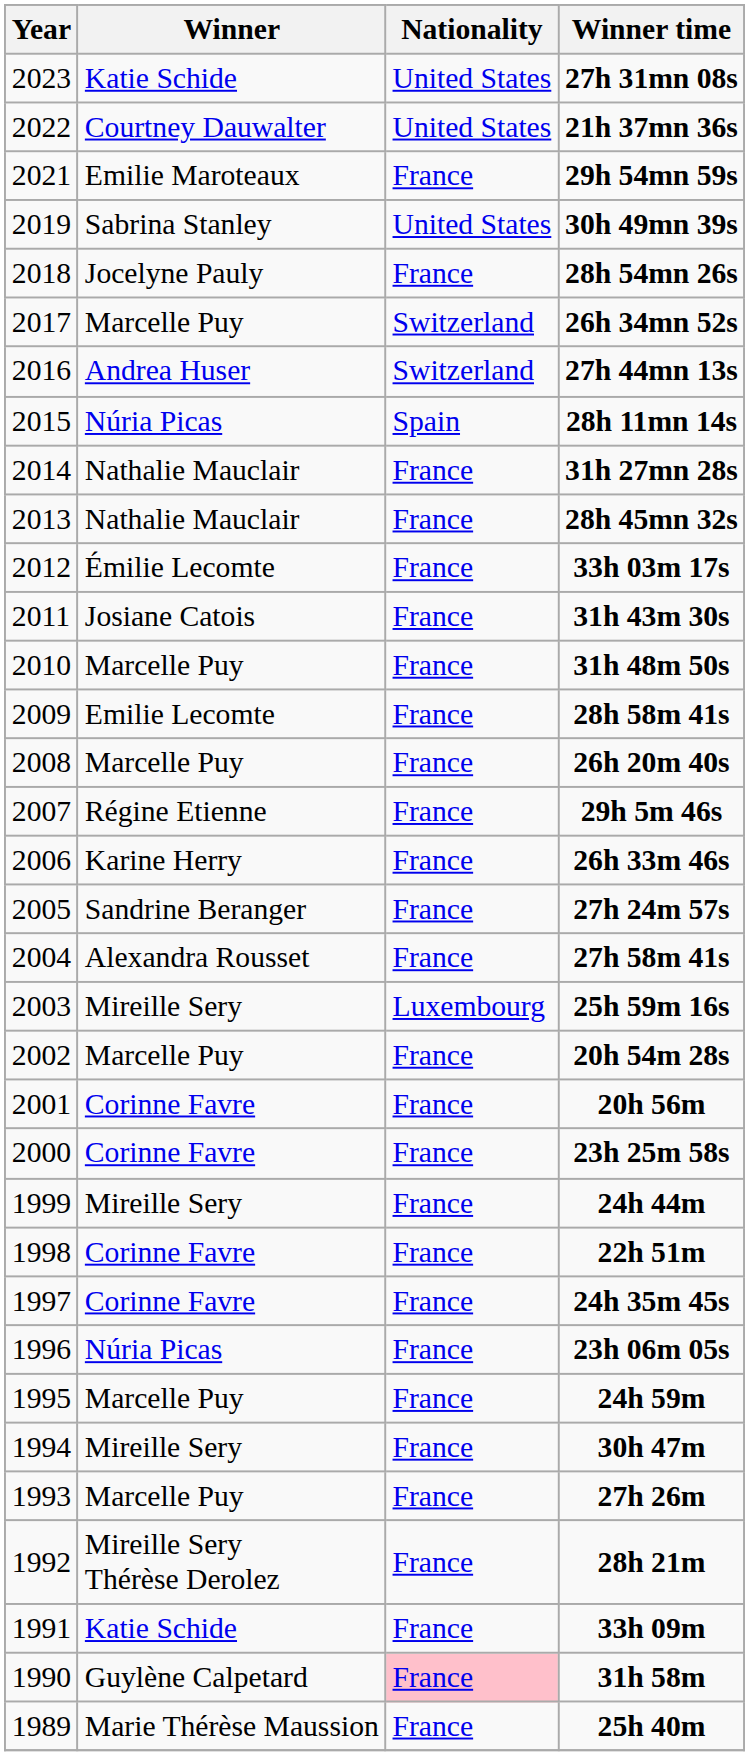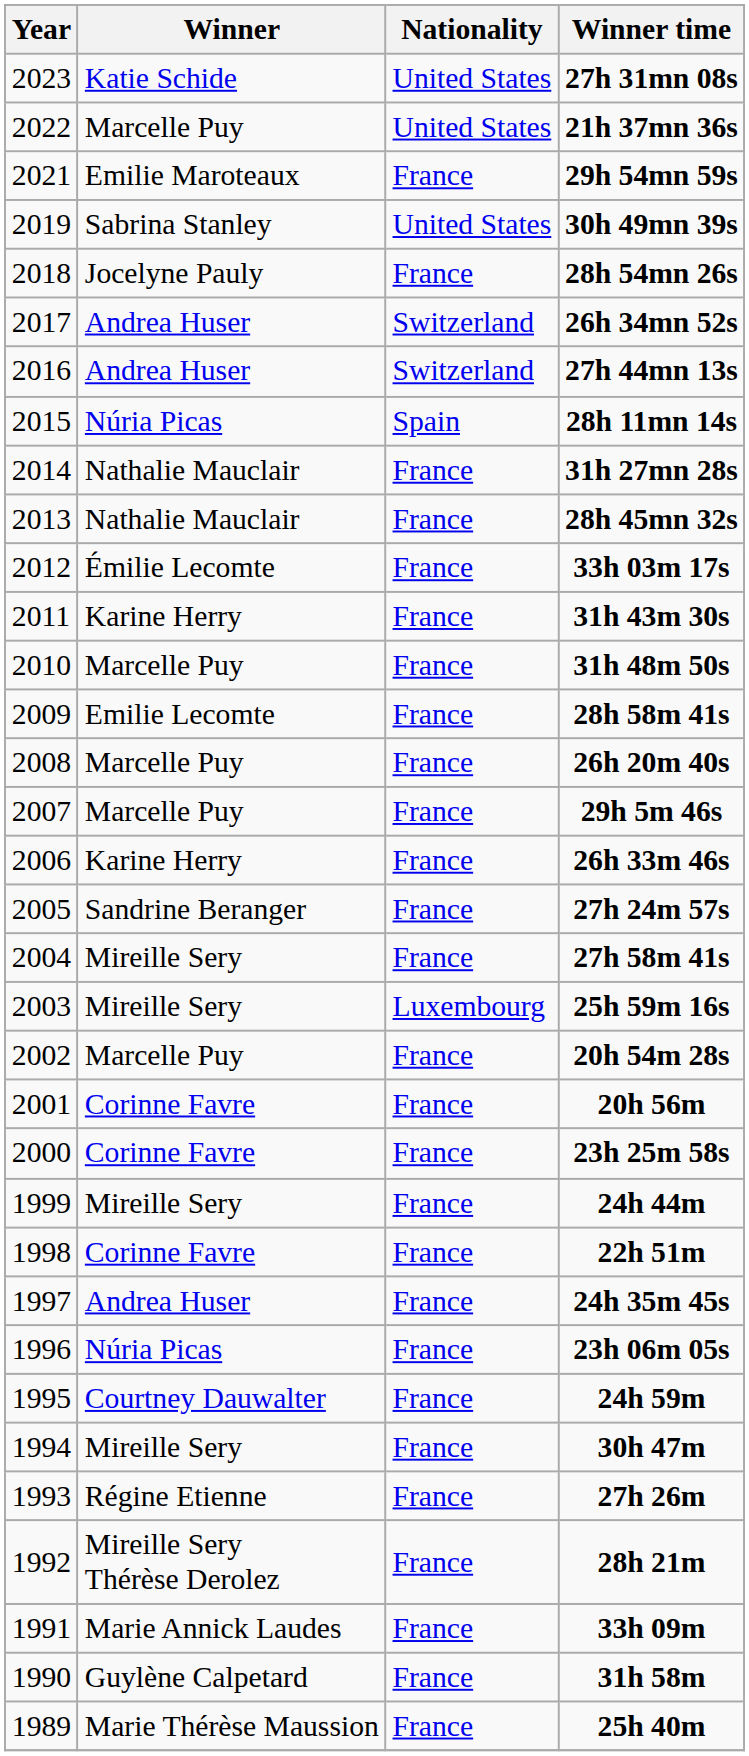(205, 126) Courtney Dauwalter -> (164, 126) Marcelle Puy
(164, 322) Marcelle Puy -> (168, 322) Andrea Huser
(170, 615) Josiane Catois -> (163, 615) Karine Herry
(176, 811) Régine Etienne -> (164, 811) Marcelle Puy
(197, 957) Alexandra Rousset -> (163, 957) Mireille Sery
(170, 1299) Corinne Favre -> (168, 1299) Andrea Huser
(164, 1397) Marcelle Puy -> (205, 1397) Courtney Dauwalter
(164, 1495) Marcelle Puy -> (176, 1495) Régine Etienne
(161, 1628) Katie Schide -> (213, 1628) Marie Annick Laudes
(433, 1676) pink background -> (433, 1676) no background
